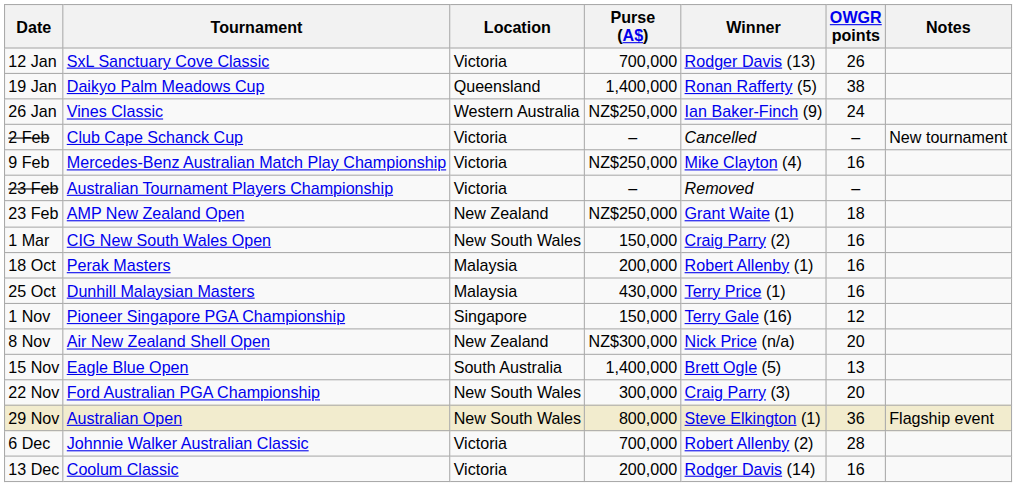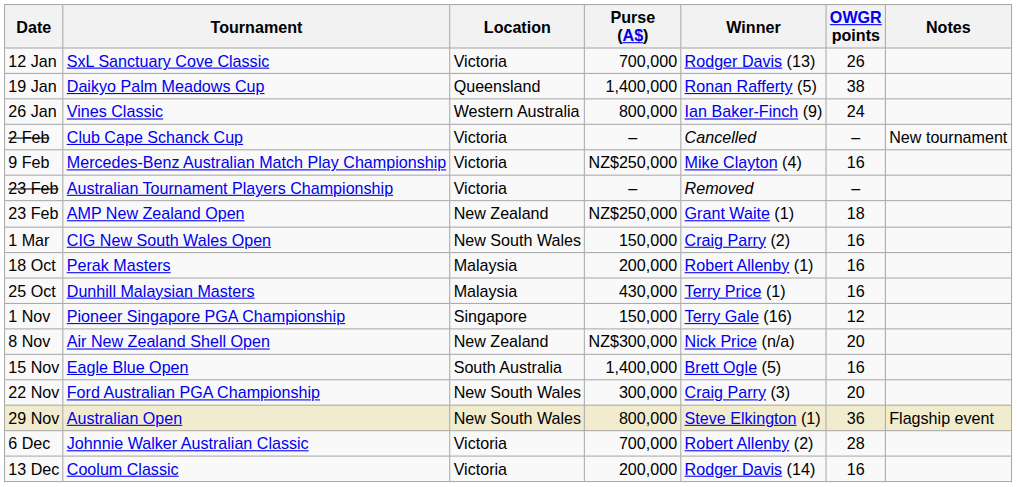(633, 112) NZ$250,000 -> (648, 112) 800,000
(856, 367) 13 -> (856, 367) 16
